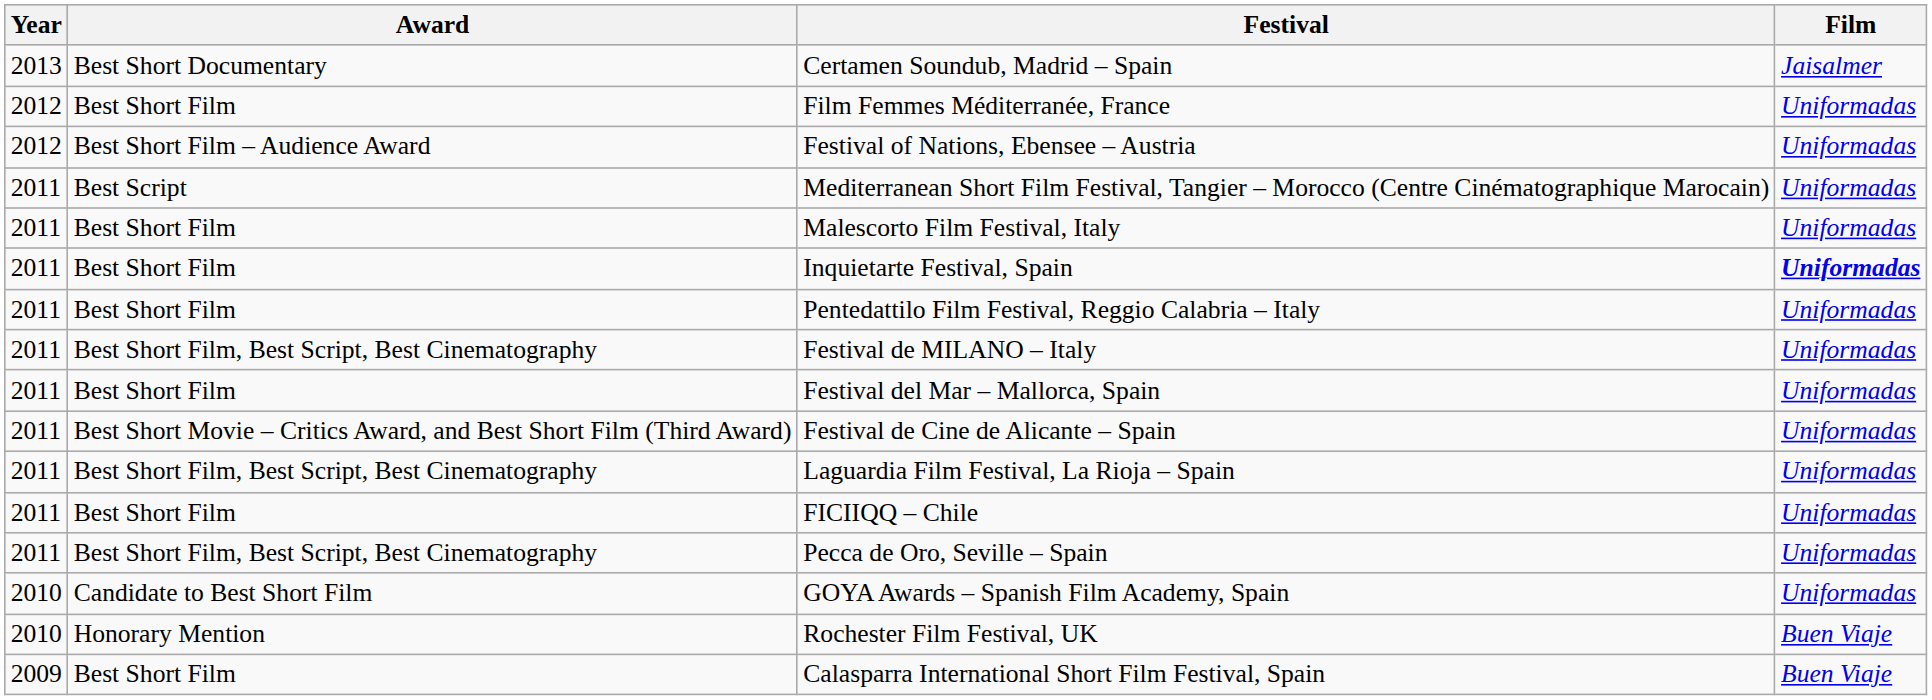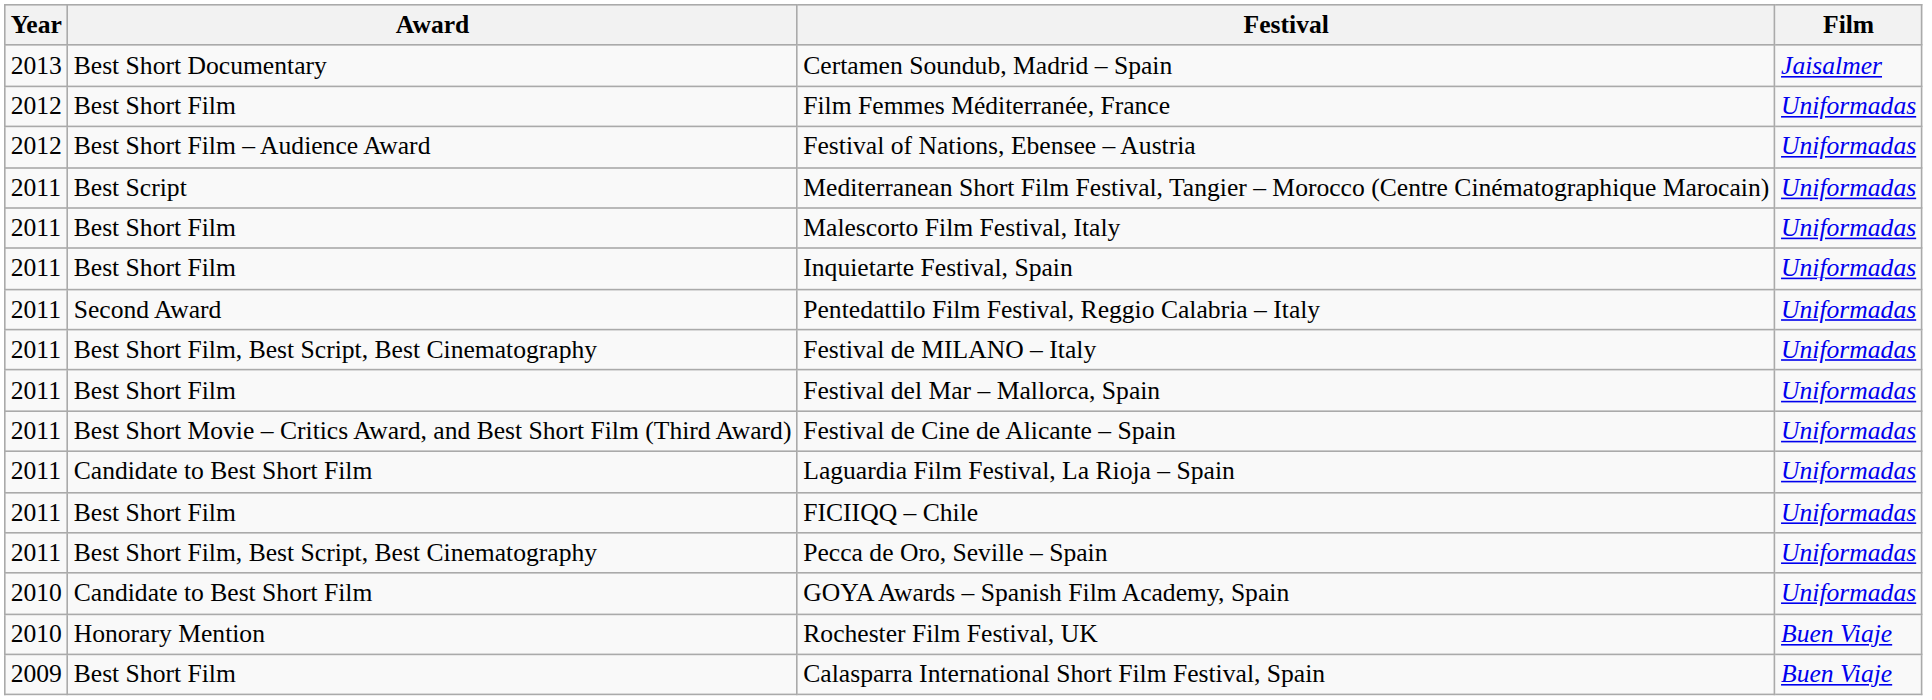(1851, 268) bold -> (1849, 268) normal
(155, 308) Best Short Film -> (148, 308) Second Award
(335, 471) Best Short Film, Best Script, Best Cinematography -> (223, 471) Candidate to Best Short Film
